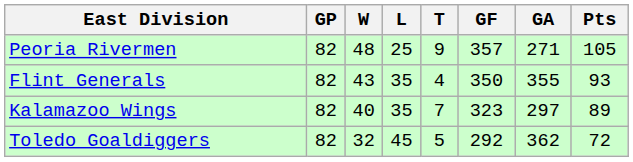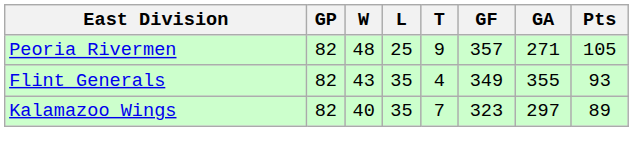(486, 80) 350 -> (486, 80) 349
- row: (110, 141)
